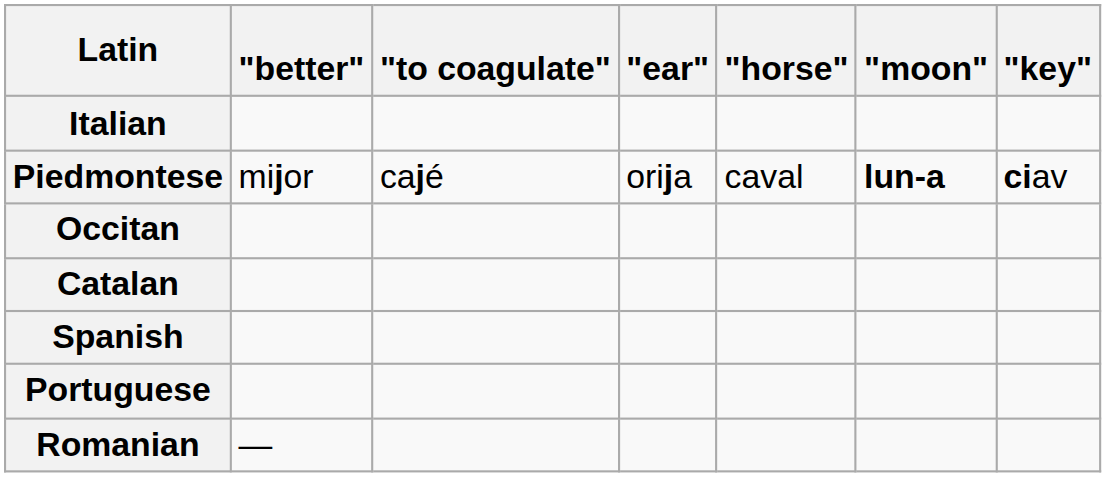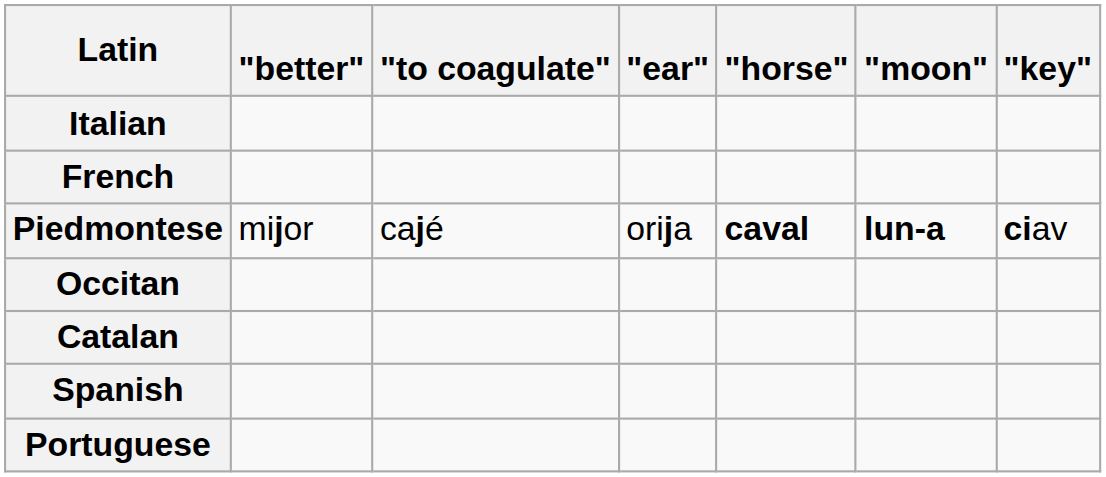+ row: (118, 176)
(764, 176) normal -> (767, 229) bold
- row: (118, 444)
